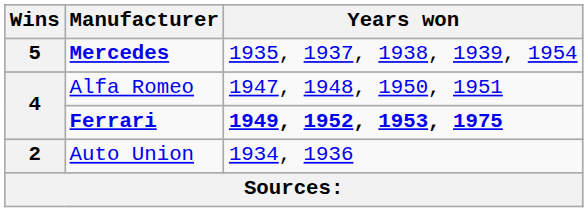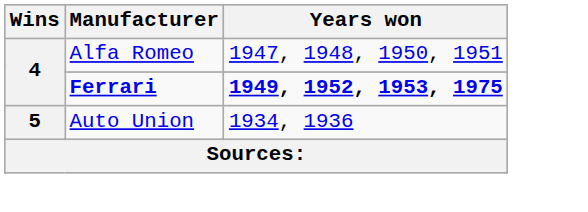- row: (119, 55)
(35, 156) 2 -> (35, 122) 5
